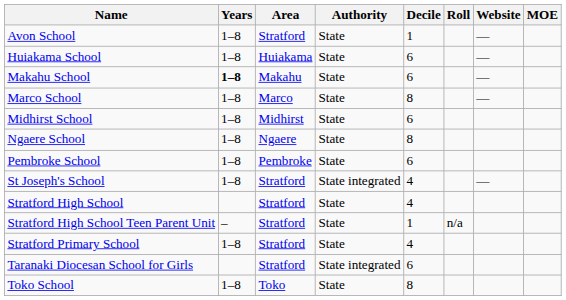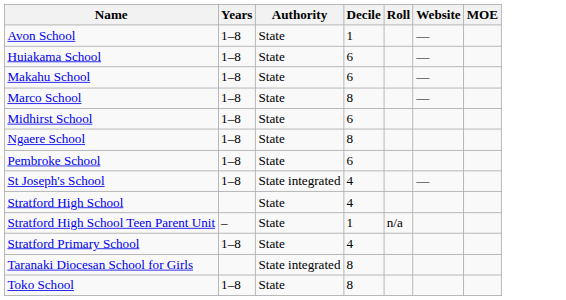- column: (285, 14)
(231, 77) bold -> (231, 77) normal
(410, 264) 6 -> (350, 264) 8
